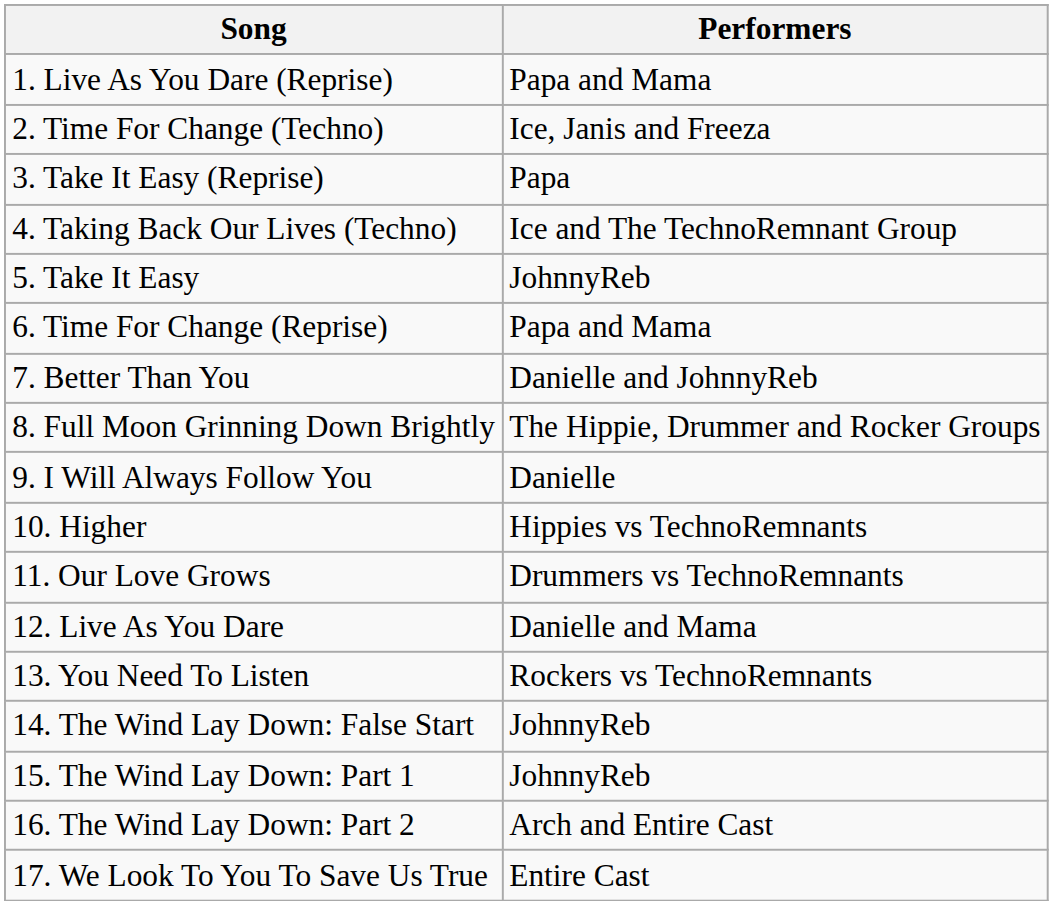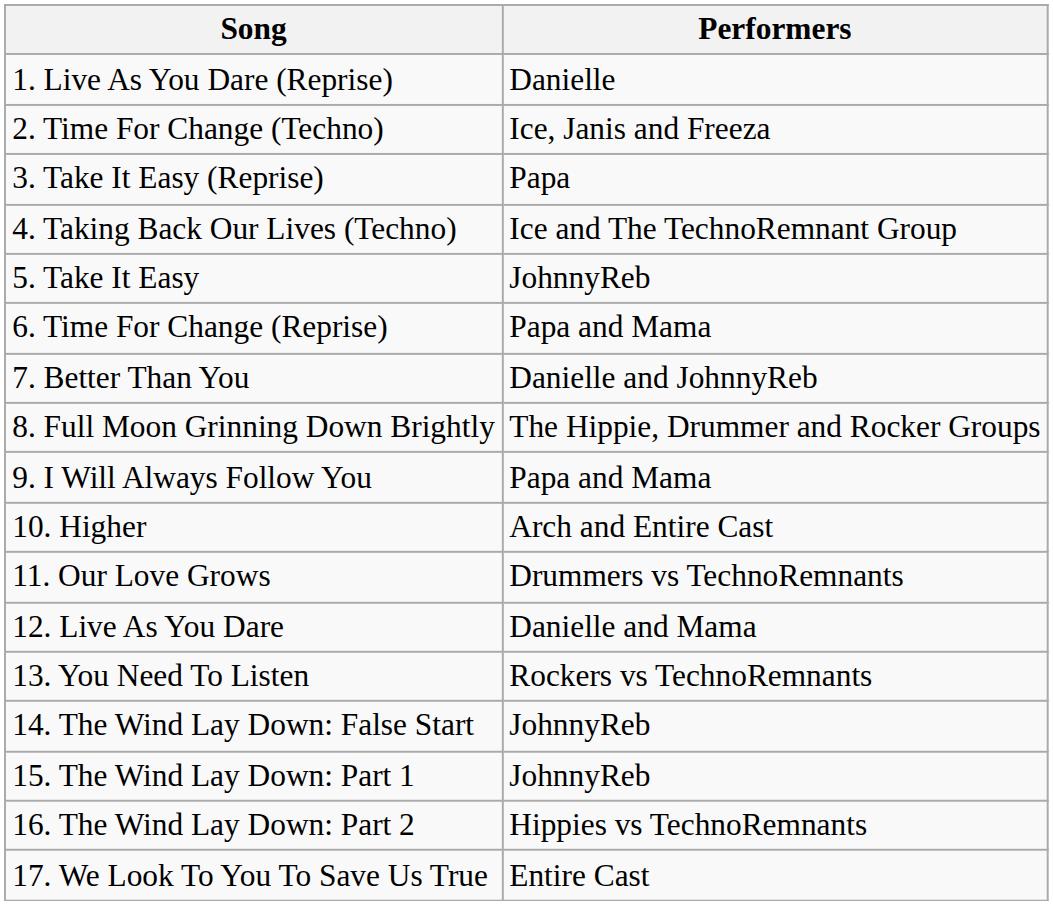(610, 79) Papa and Mama -> (562, 79) Danielle
(562, 476) Danielle -> (610, 476) Papa and Mama
(688, 526) Hippies vs TechnoRemnants -> (641, 526) Arch and Entire Cast
(641, 825) Arch and Entire Cast -> (688, 825) Hippies vs TechnoRemnants
